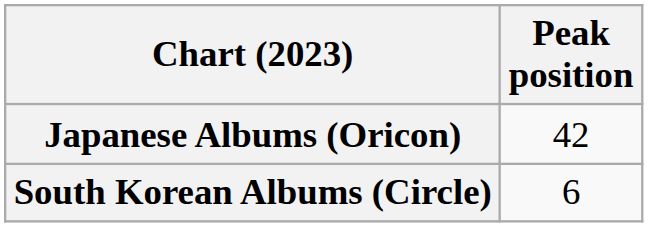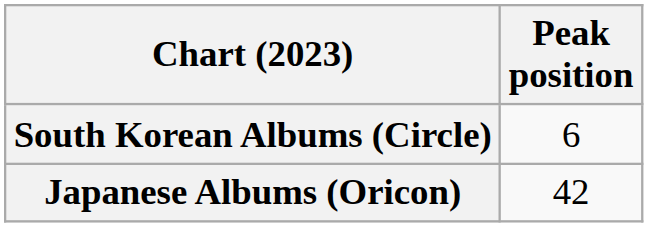rows swapped: (253, 133) <-> (253, 191)
